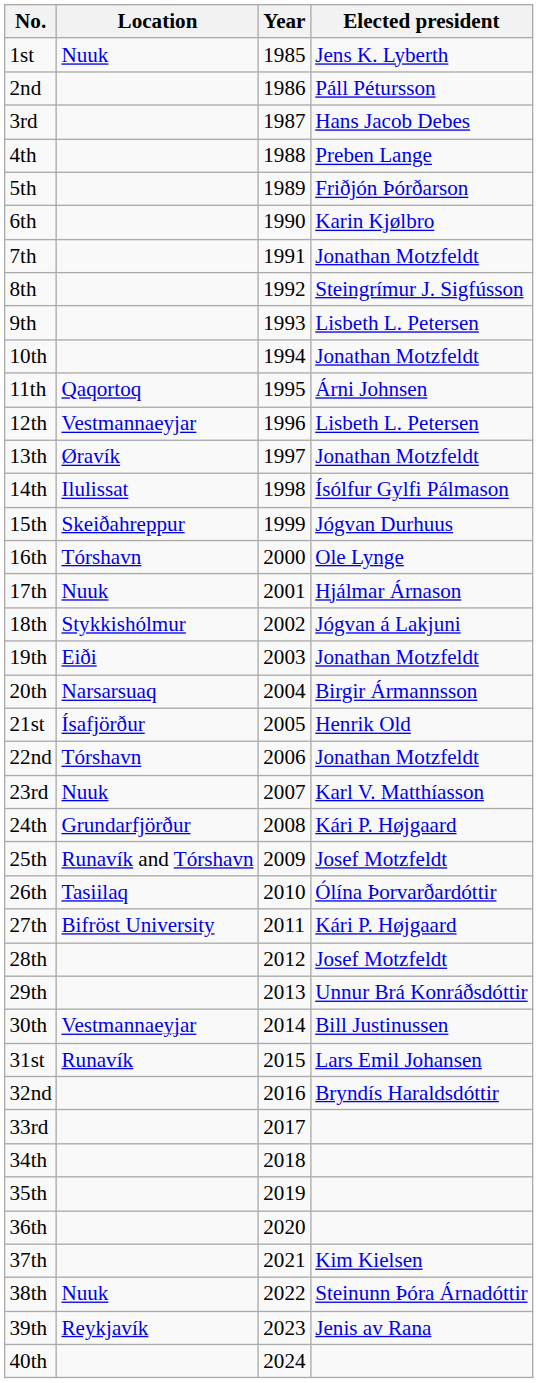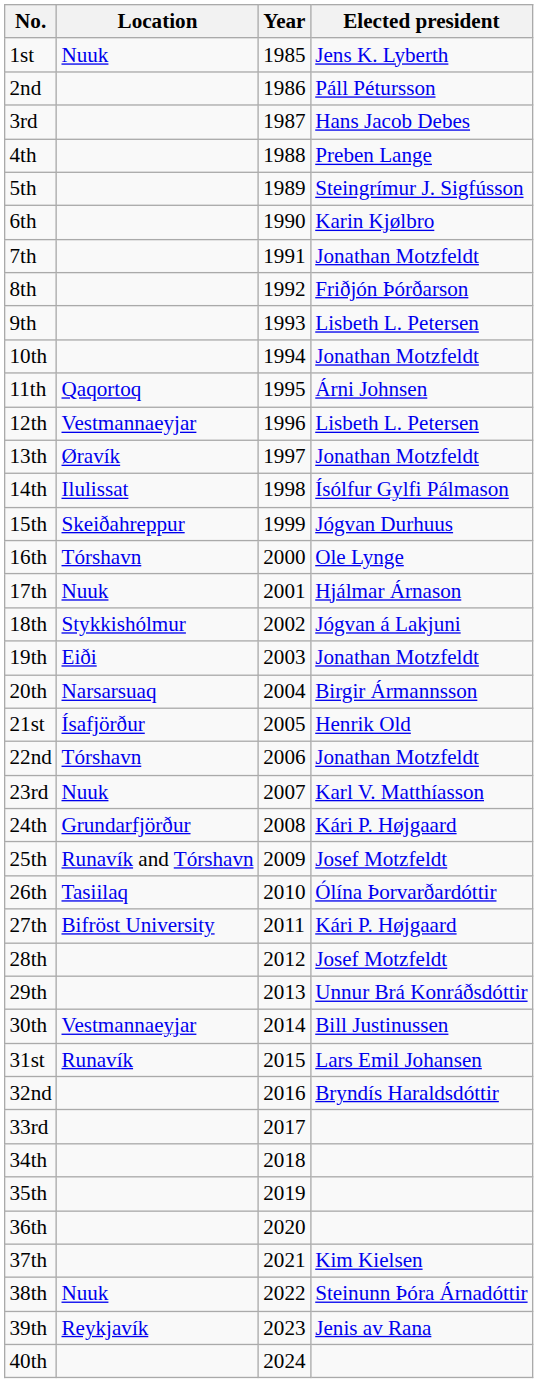(392, 188) Friðjón Þórðarson -> (419, 188) Steingrímur J. Sigfússon
(419, 289) Steingrímur J. Sigfússon -> (392, 289) Friðjón Þórðarson
